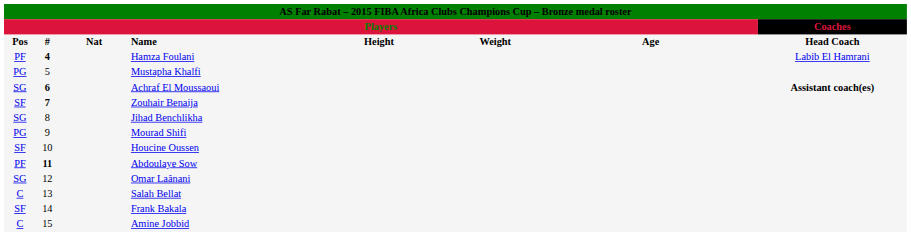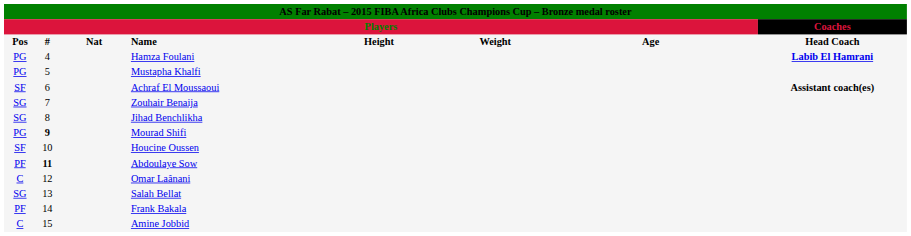(20, 57) PF -> (20, 57) PG
(47, 57) bold -> (47, 57) normal
(832, 57) normal -> (832, 57) bold
(20, 87) SG -> (20, 87) SF
(47, 87) bold -> (47, 87) normal
(20, 102) SF -> (20, 102) SG
(47, 102) bold -> (47, 102) normal
(47, 133) normal -> (47, 133) bold
(20, 178) SG -> (20, 178) C
(20, 194) C -> (20, 194) SG
(20, 209) SF -> (20, 209) PF
